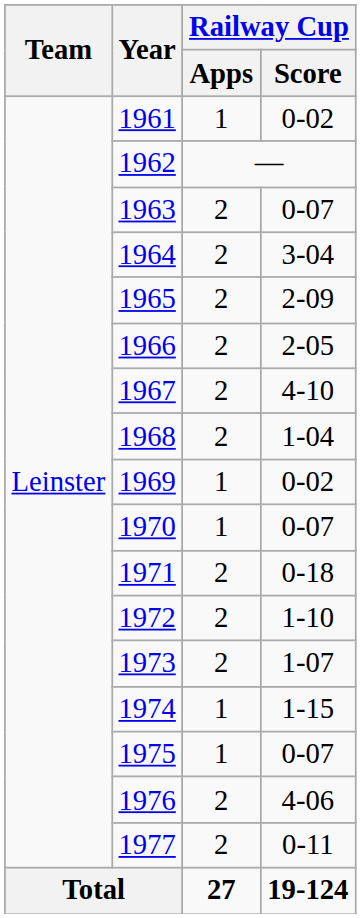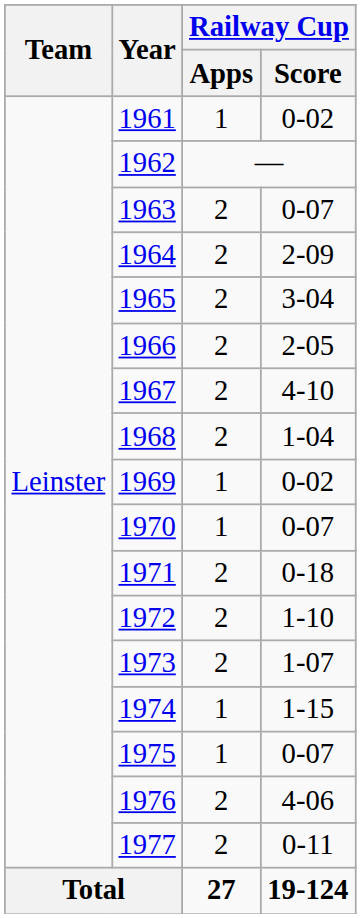(308, 254) 3-04 -> (308, 254) 2-09
(308, 299) 2-09 -> (308, 299) 3-04
